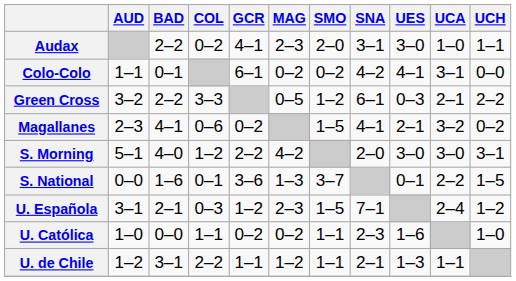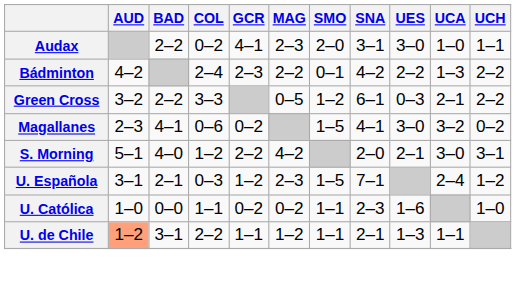+ row: (57, 73)
- row: (57, 73)
(410, 126) 2–1 -> (410, 126) 3–0
(410, 153) 3–0 -> (410, 153) 2–1
- row: (57, 182)
(129, 262) no background -> (129, 235) lightsalmon background
